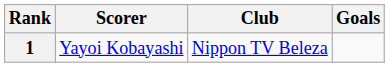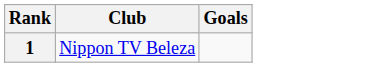- column: (121, 18)
